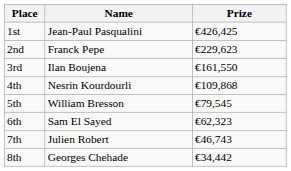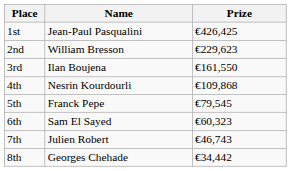(76, 49) Franck Pepe -> (86, 49) William Bresson
(86, 103) William Bresson -> (76, 103) Franck Pepe
(213, 121) €62,323 -> (213, 121) €60,323
